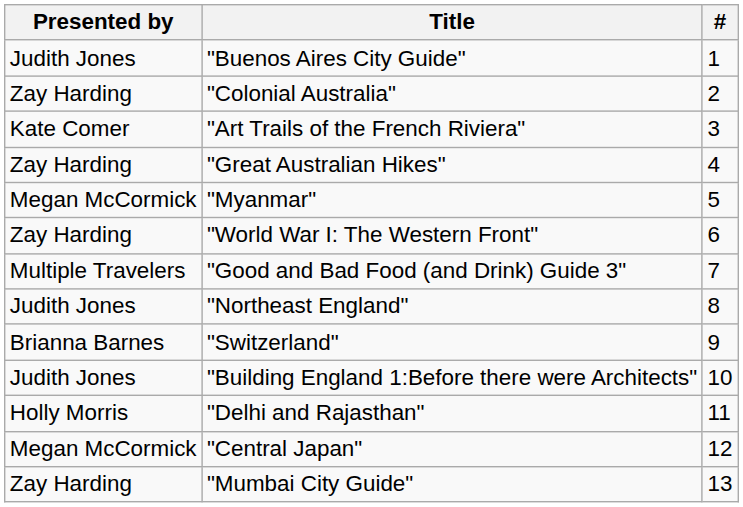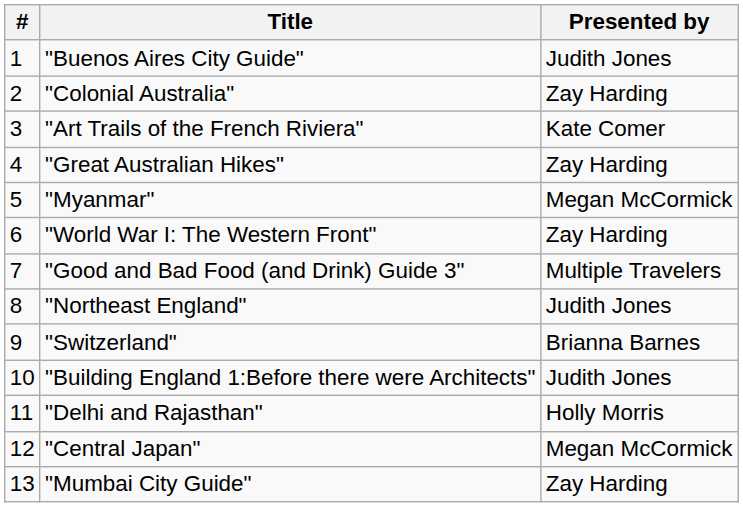columns swapped: (720, 22) <-> (103, 22)
